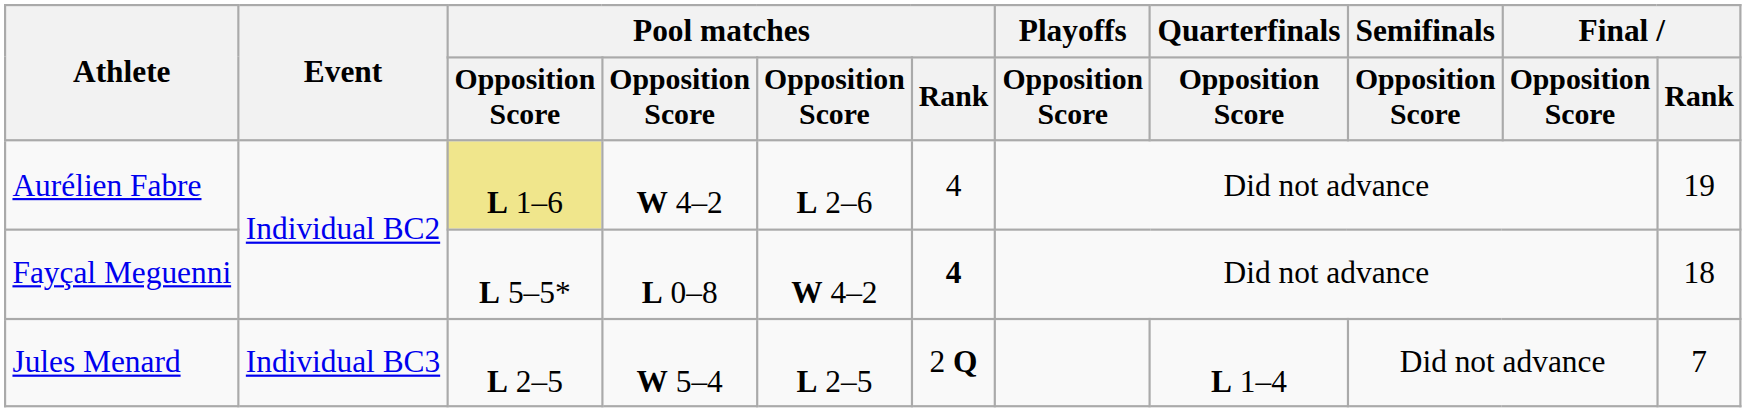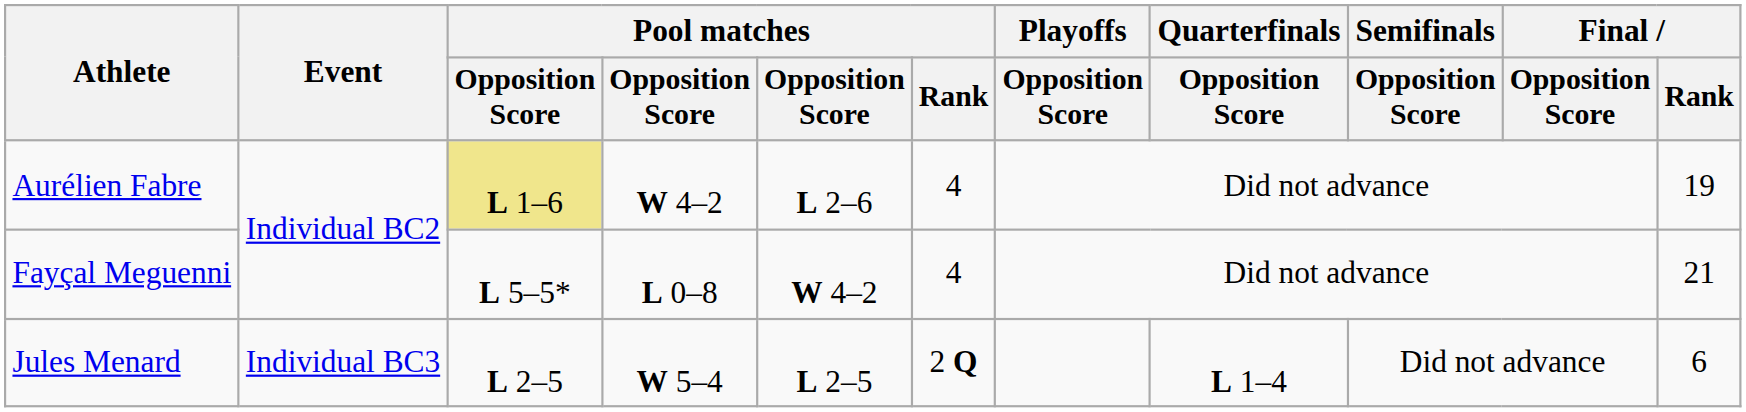(954, 273) bold -> (954, 273) normal
(1699, 273) 18 -> (1699, 273) 21
(1699, 362) 7 -> (1699, 362) 6
